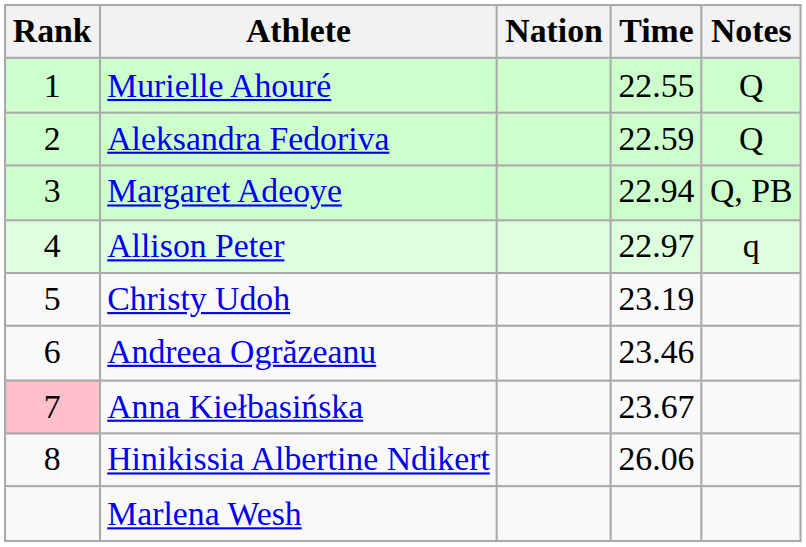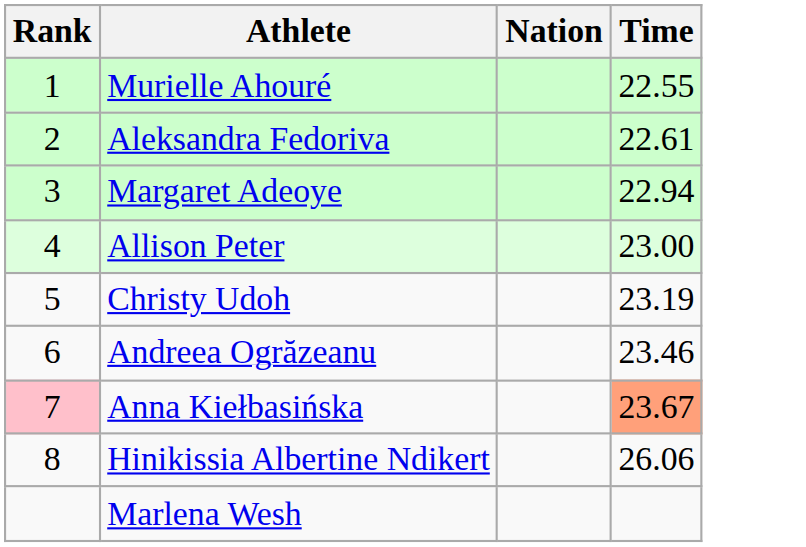- column: (751, 31)
(656, 138) 22.59 -> (656, 138) 22.61
(656, 245) 22.97 -> (656, 245) 23.00
(656, 406) no background -> (656, 406) lightsalmon background
